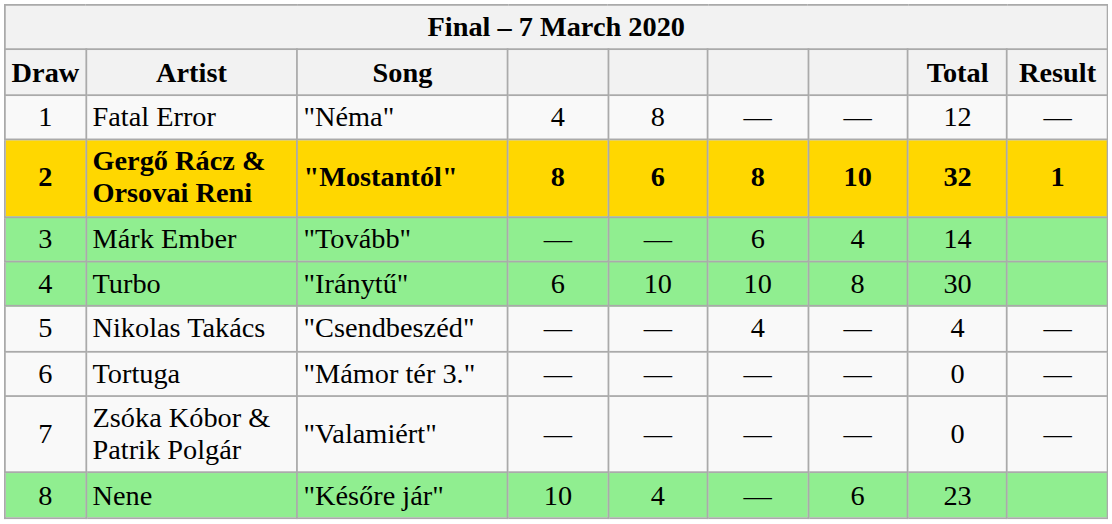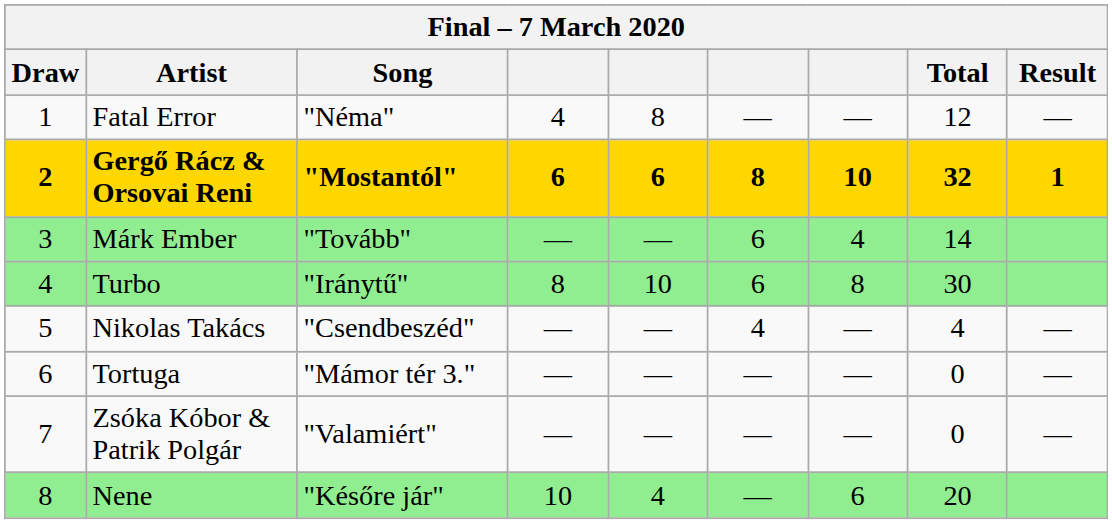(558, 177) 8 -> (558, 177) 6
(558, 283) 6 -> (558, 283) 8
(758, 283) 10 -> (758, 283) 6
(958, 494) 23 -> (958, 494) 20
